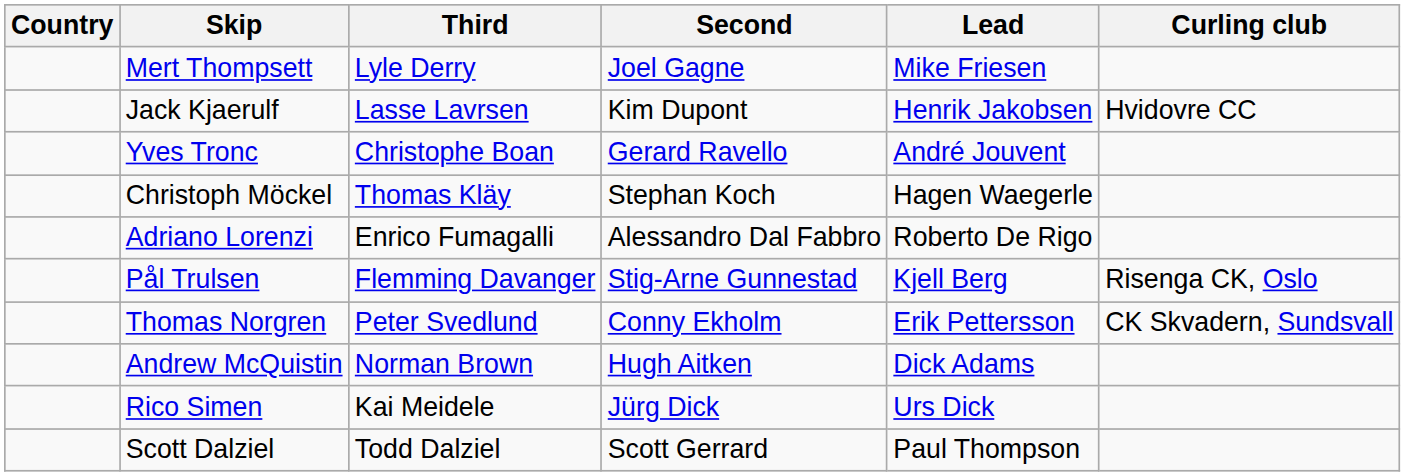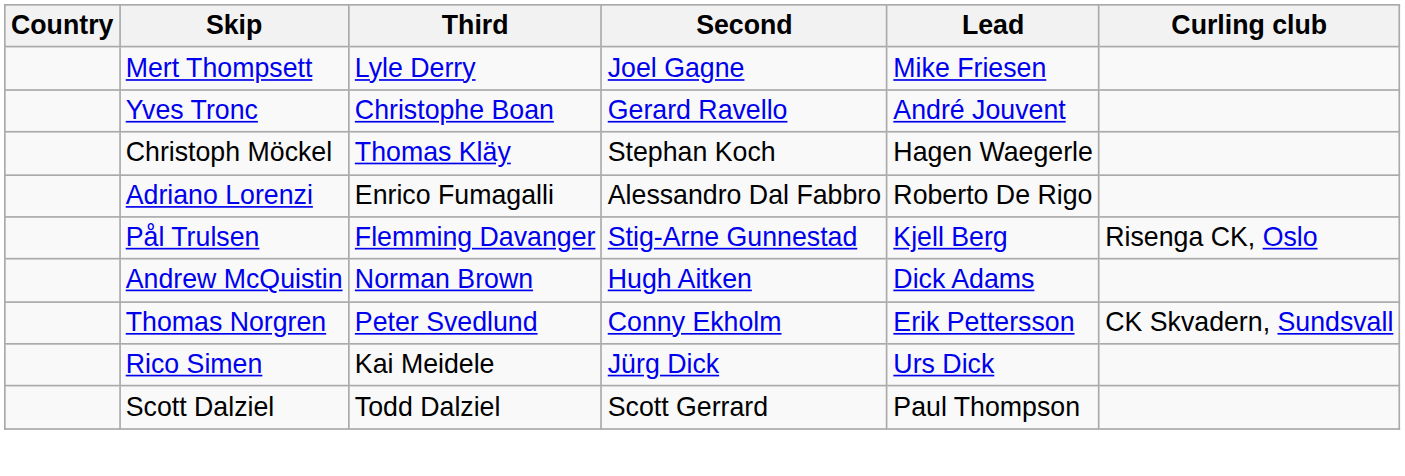- row: (202, 110)
rows swapped: (234, 364) <-> (226, 322)
